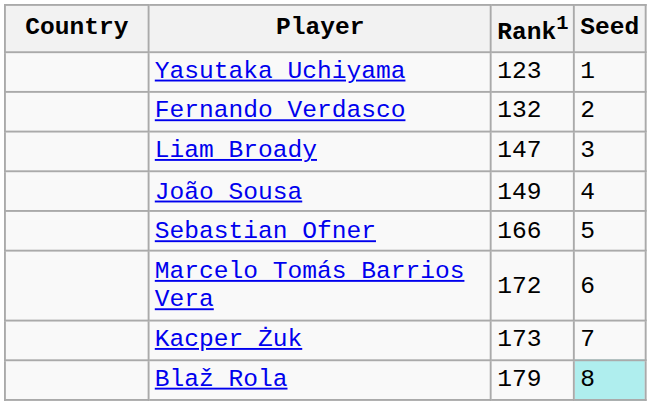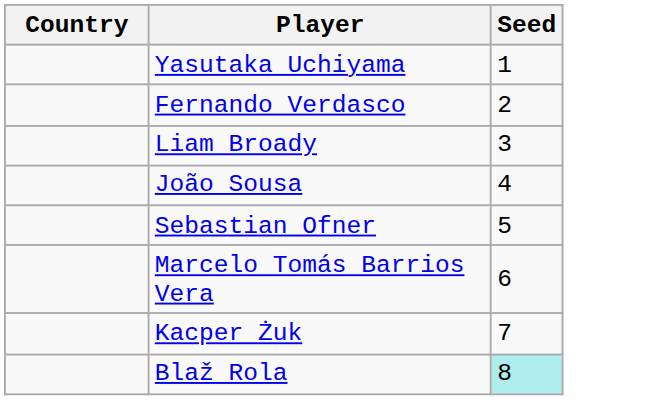- column: (533, 28)
